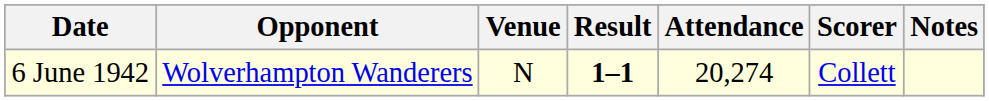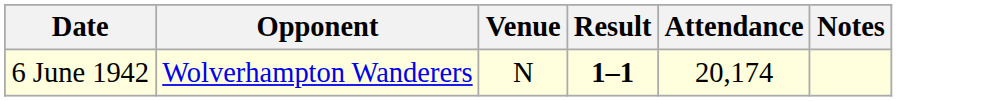- column: (857, 27)
(734, 72) 20,274 -> (734, 72) 20,174
